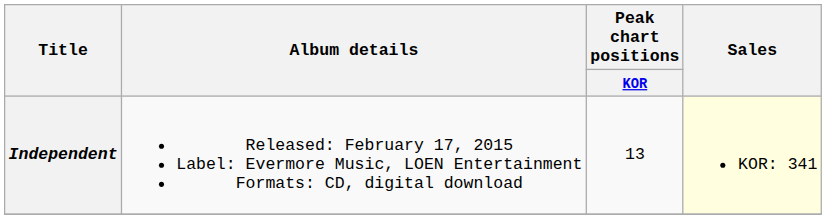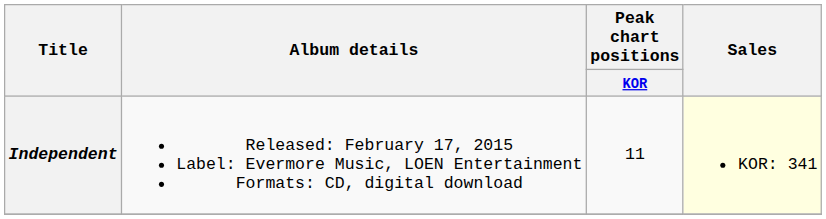(635, 155) 13 -> (635, 155) 11
